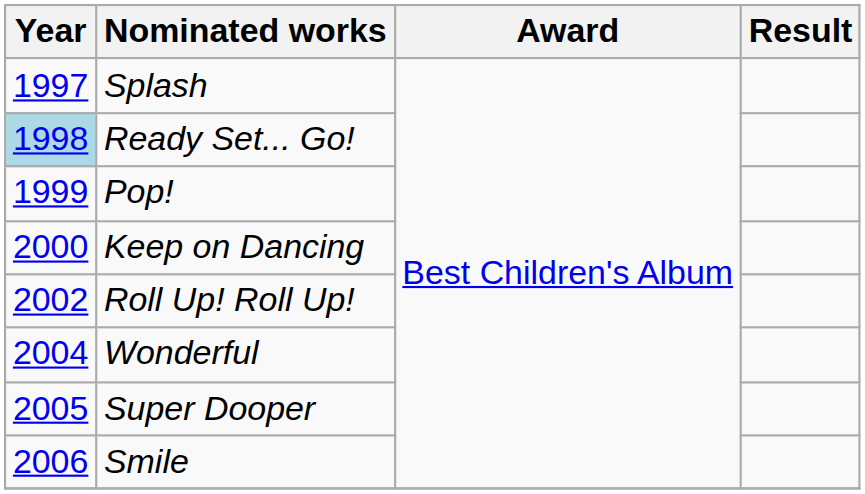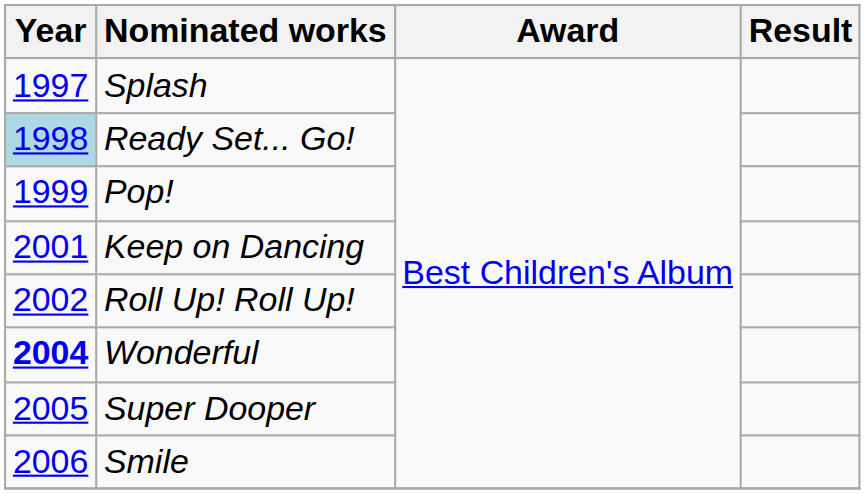(51, 246) 2000 -> (51, 246) 2001
(51, 354) normal -> (51, 354) bold
